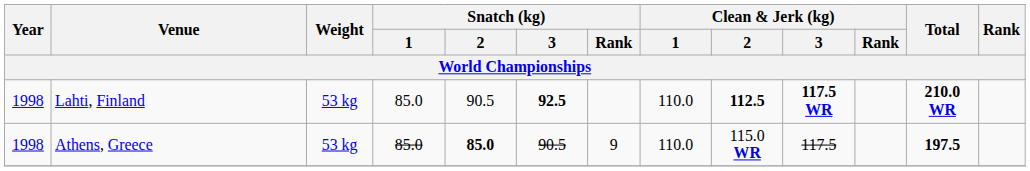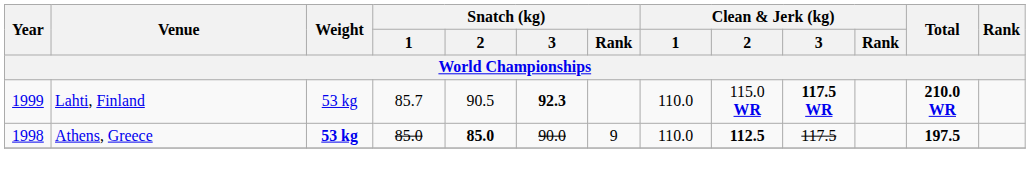(28, 101) 1998 -> (28, 101) 1999
(409, 101) 85.0 -> (409, 101) 85.7
(552, 101) 92.5 -> (552, 101) 92.3
(747, 101) 112.5 -> (747, 101) 115.0 WR
(340, 144) normal -> (340, 135) bold
(552, 144) 90.5 -> (552, 135) 90.0
(747, 144) 115.0 WR -> (747, 135) 112.5
